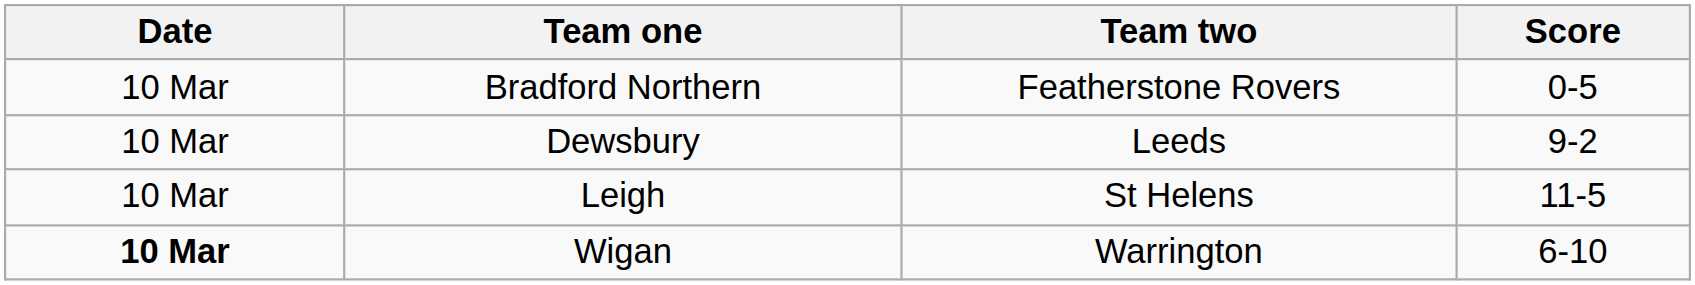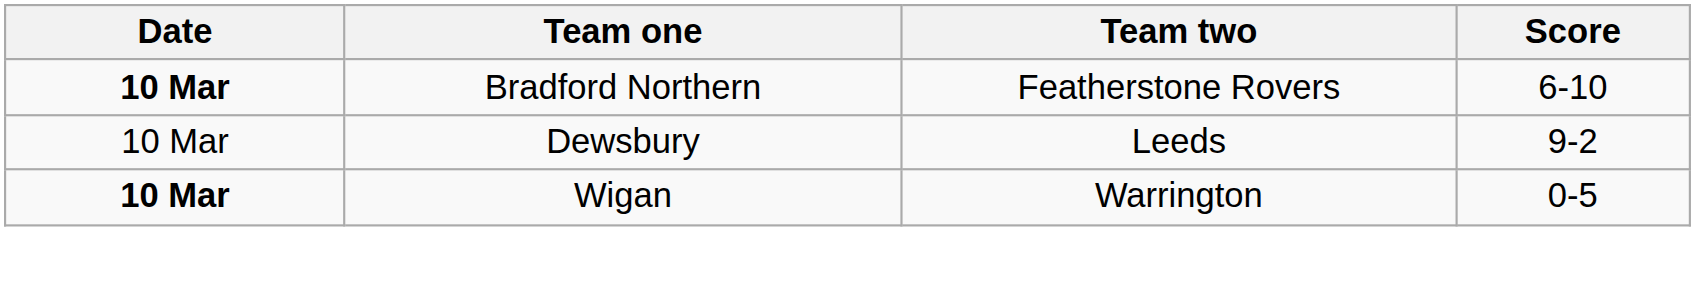(175, 86) normal -> (175, 86) bold
(1573, 86) 0-5 -> (1573, 86) 6-10
- row: (623, 196)
(1573, 251) 6-10 -> (1573, 196) 0-5
